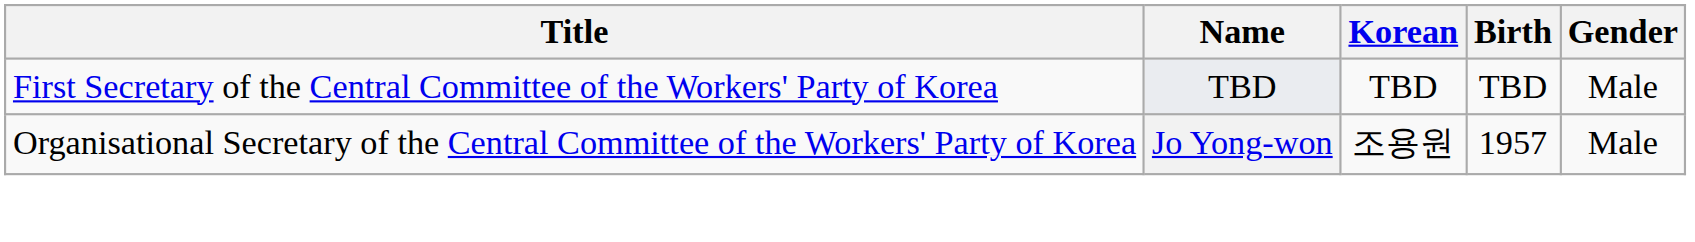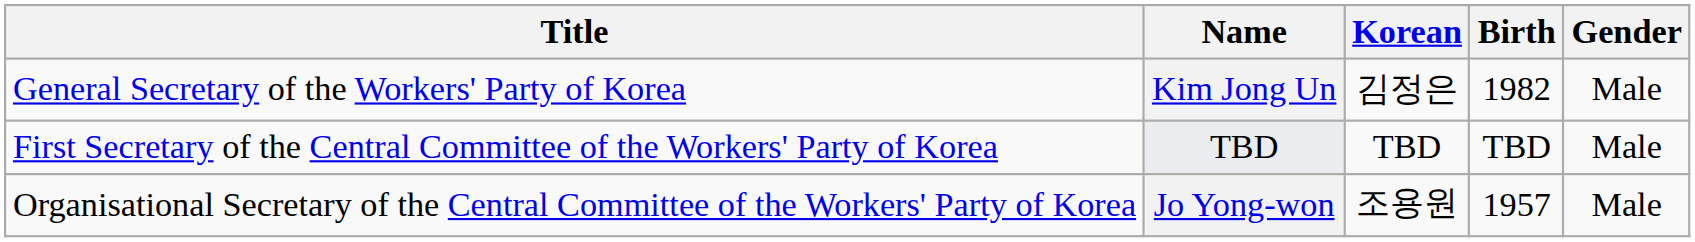+ row: (349, 89)
